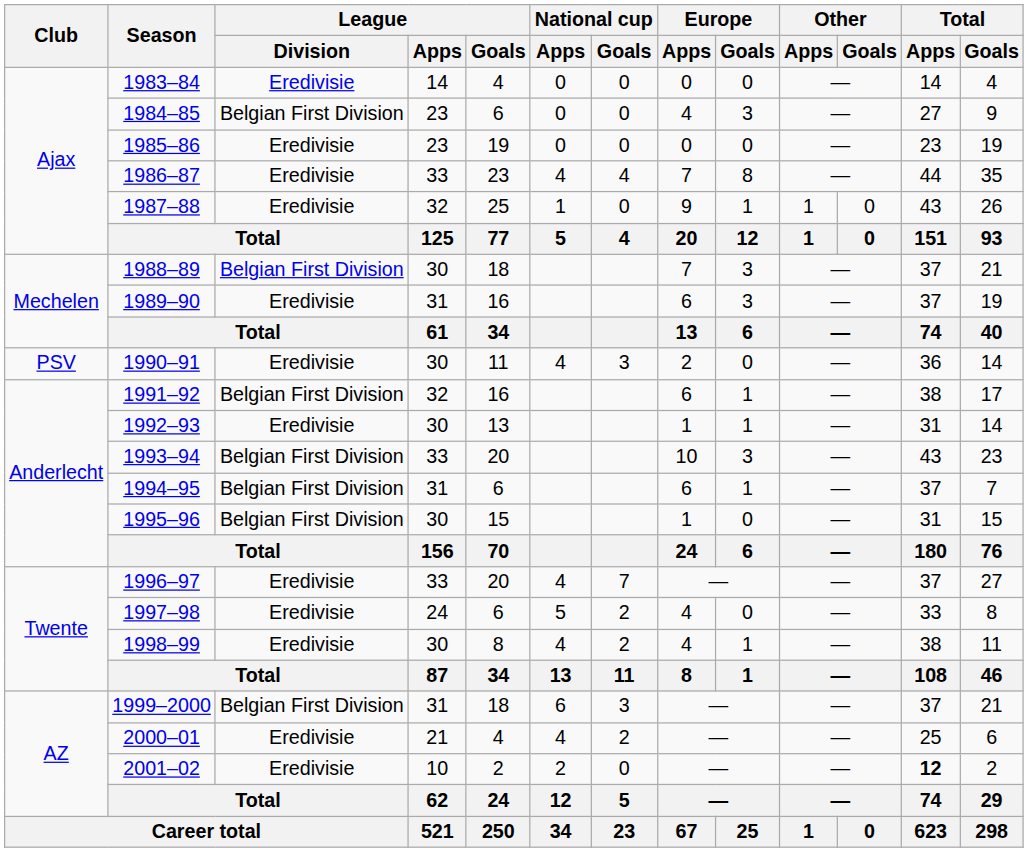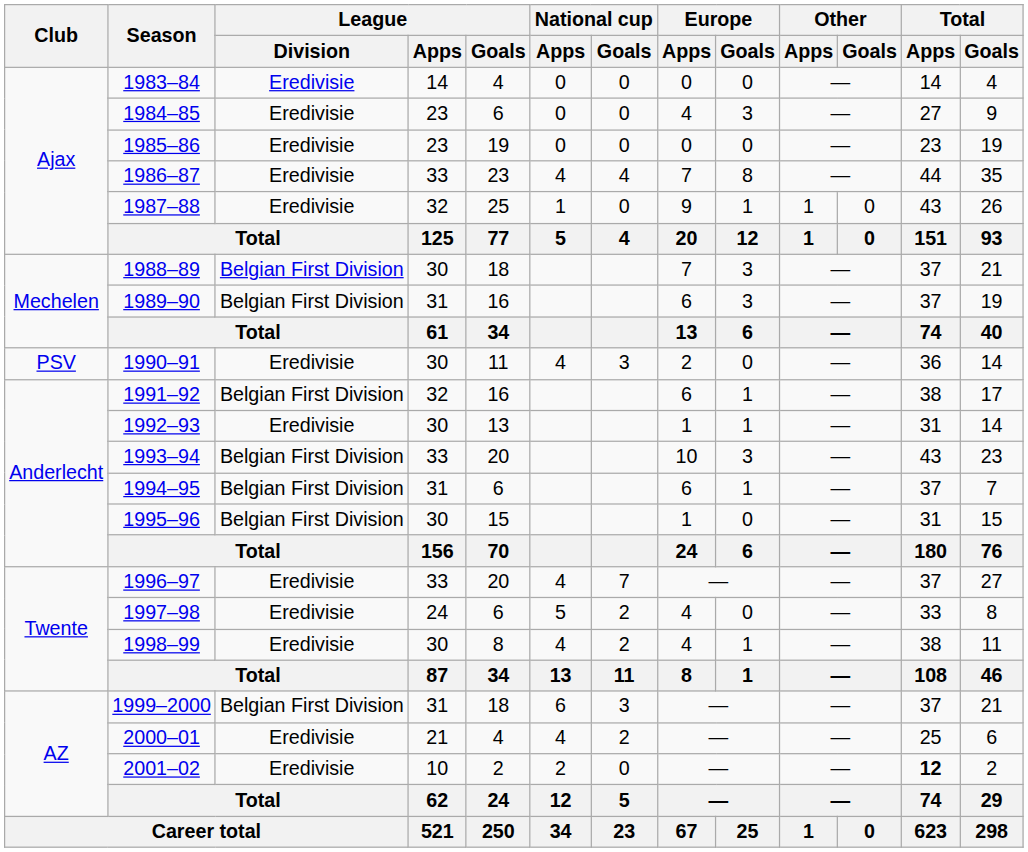(312, 113) Belgian First Division -> (312, 113) Eredivisie
(312, 301) Eredivisie -> (312, 301) Belgian First Division
